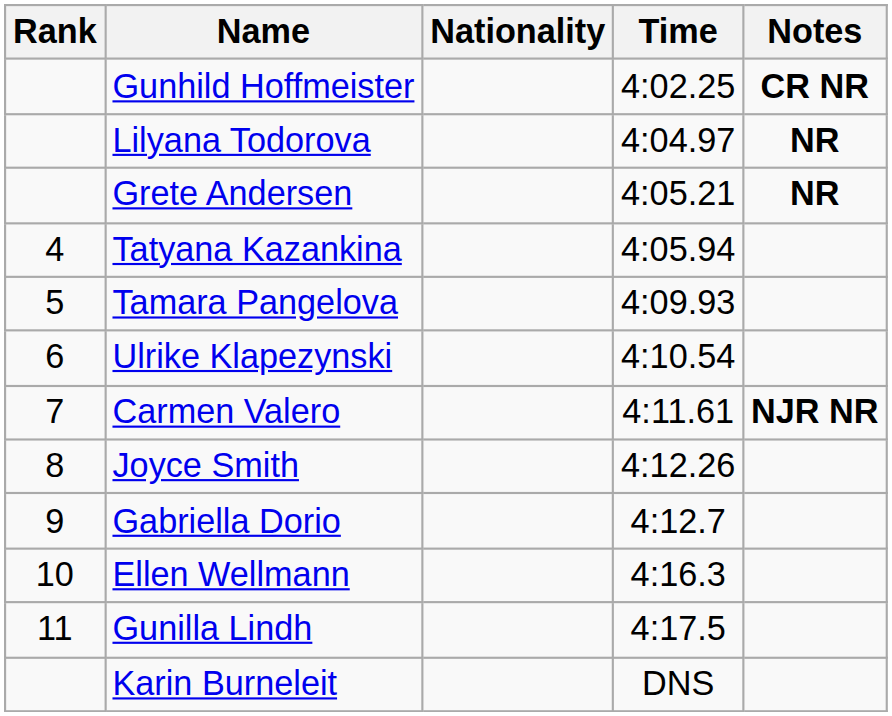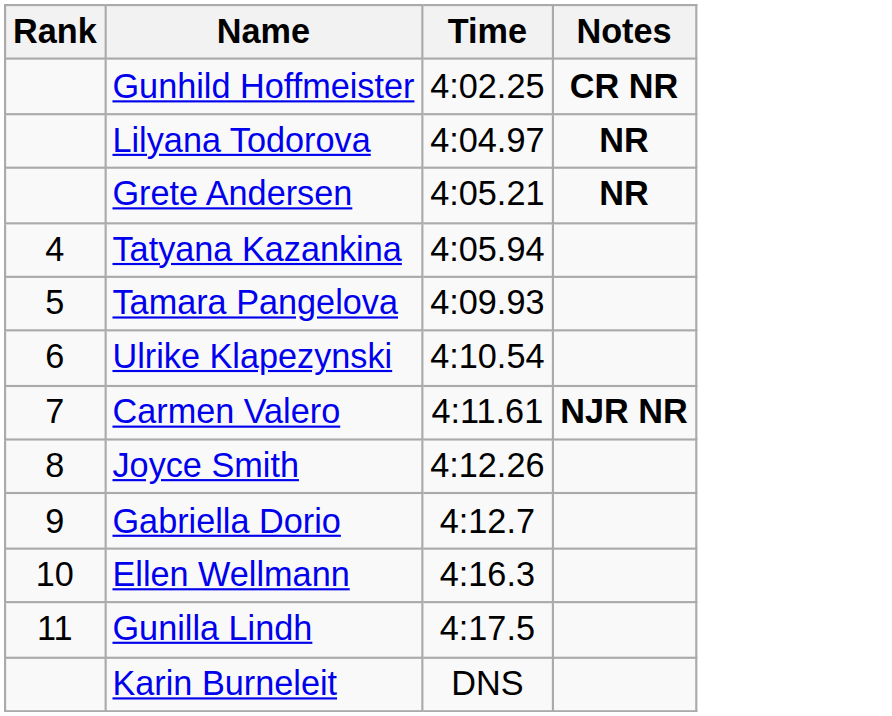- column: (518, 31)
